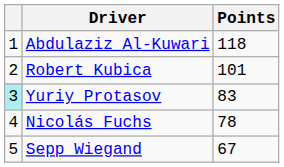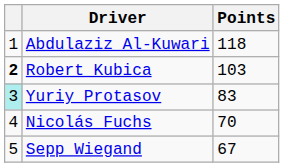(13, 70) normal -> (13, 70) bold
(232, 70) 101 -> (232, 70) 103
(227, 123) 78 -> (227, 123) 70
